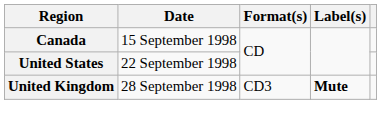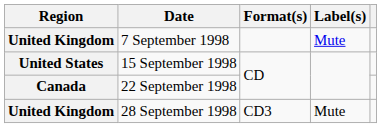+ row: (175, 39)
(61, 39) Canada -> (61, 63) United States
(61, 63) United States -> (61, 87) Canada
(331, 87) bold -> (330, 110) normal
